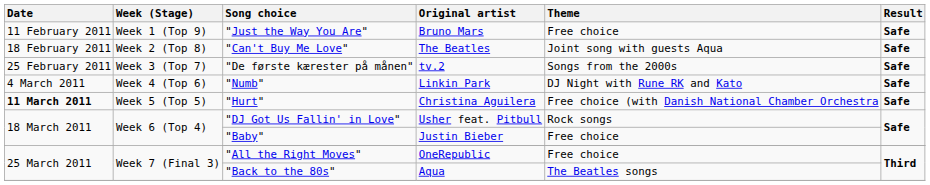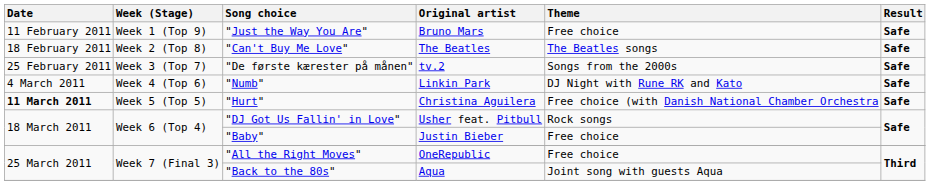(635, 48) Joint song with guests Aqua -> (602, 48) The Beatles songs
(602, 171) The Beatles songs -> (635, 171) Joint song with guests Aqua
